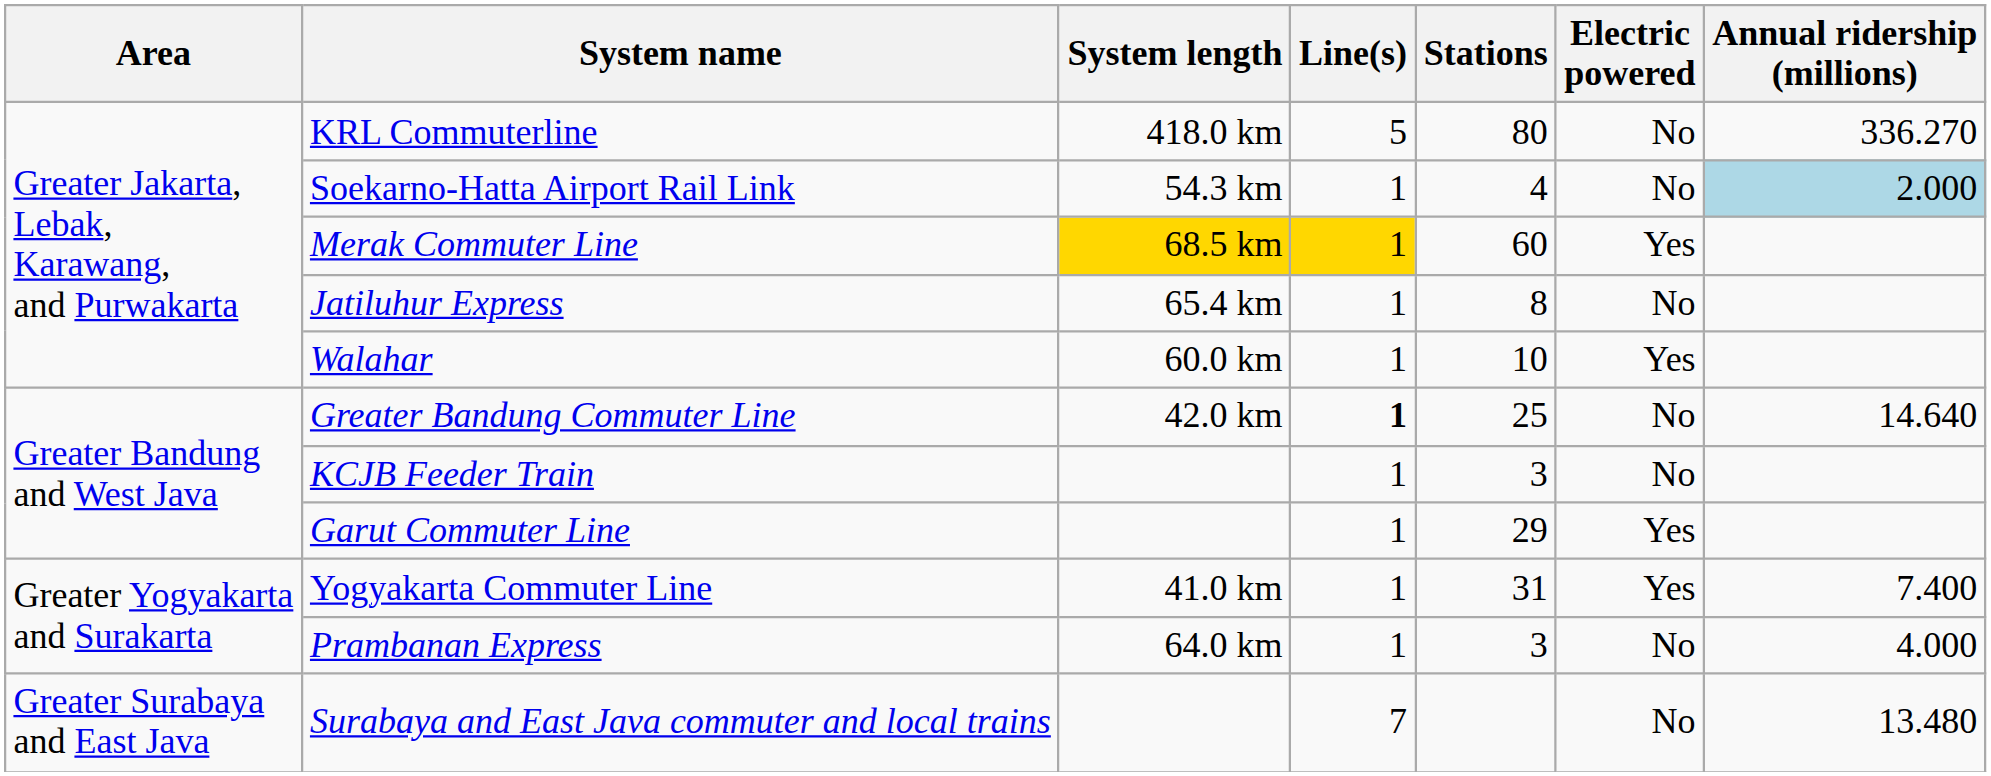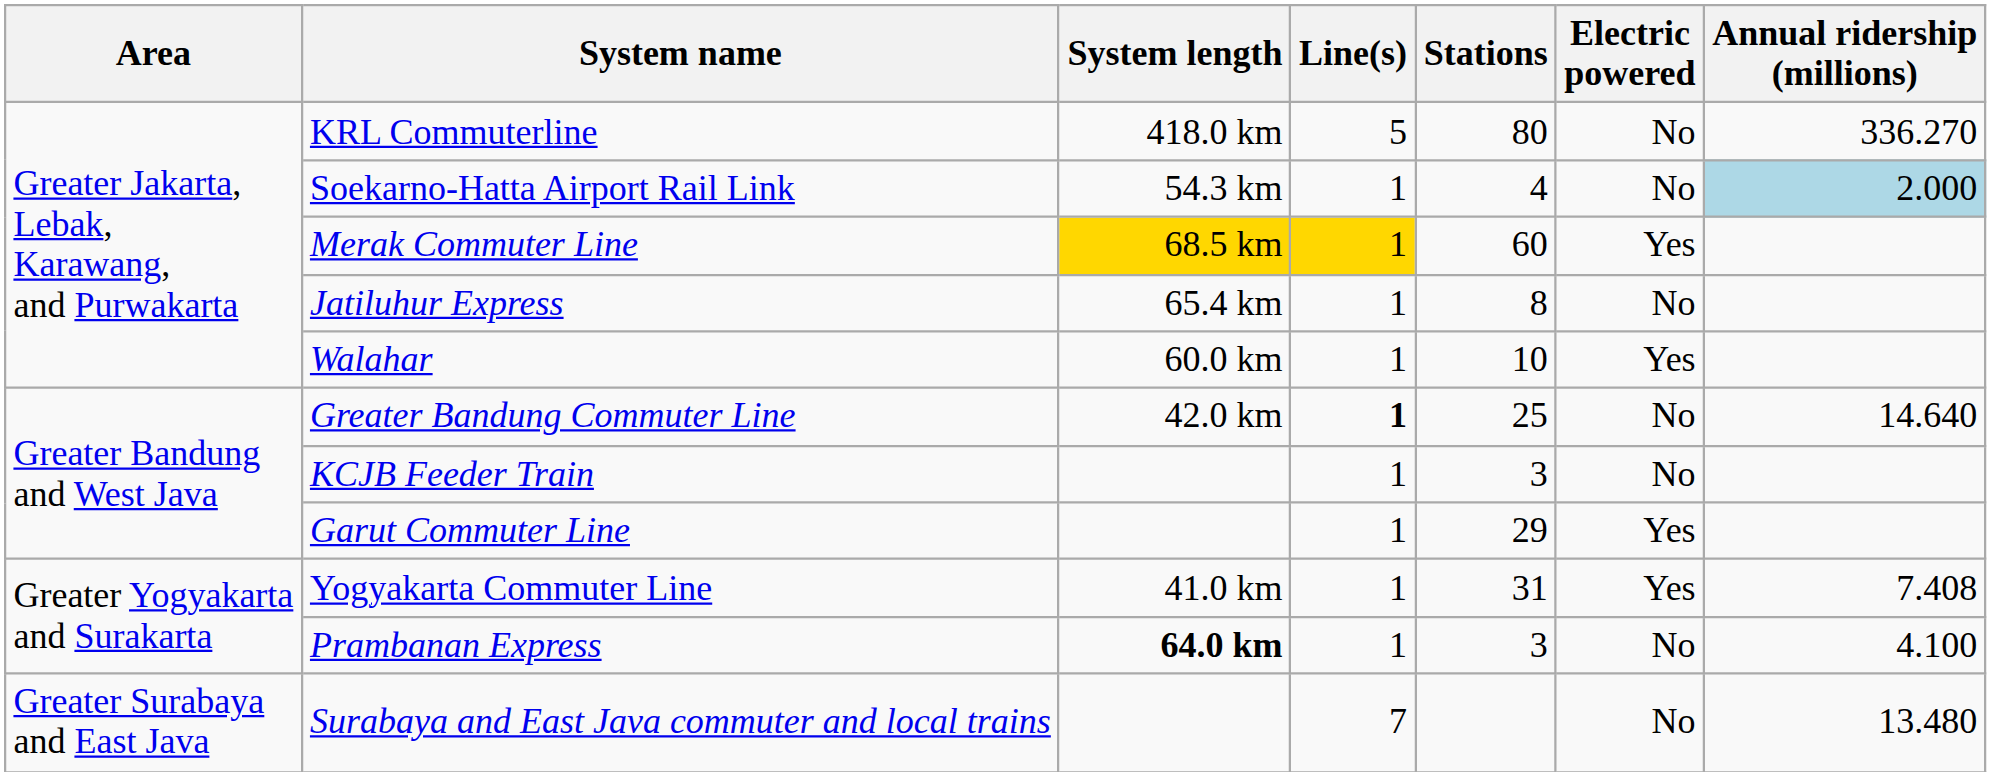(1937, 587) 7.400 -> (1937, 587) 7.408
(1223, 644) normal -> (1221, 644) bold
(1937, 644) 4.000 -> (1937, 644) 4.100
